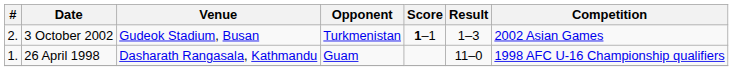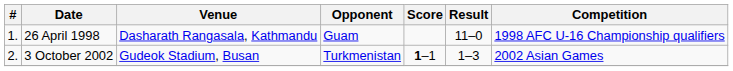rows swapped: (62, 56) <-> (69, 35)
